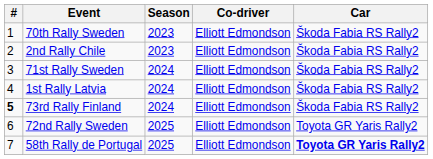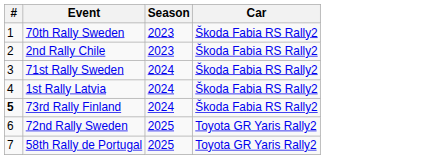- column: (243, 13)
(360, 145) bold -> (256, 145) normal
